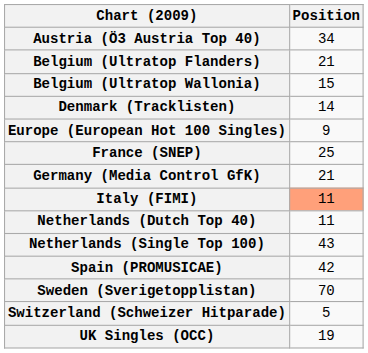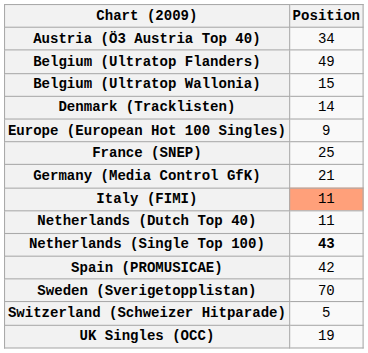(326, 62) 21 -> (326, 62) 49
(326, 245) normal -> (326, 245) bold
